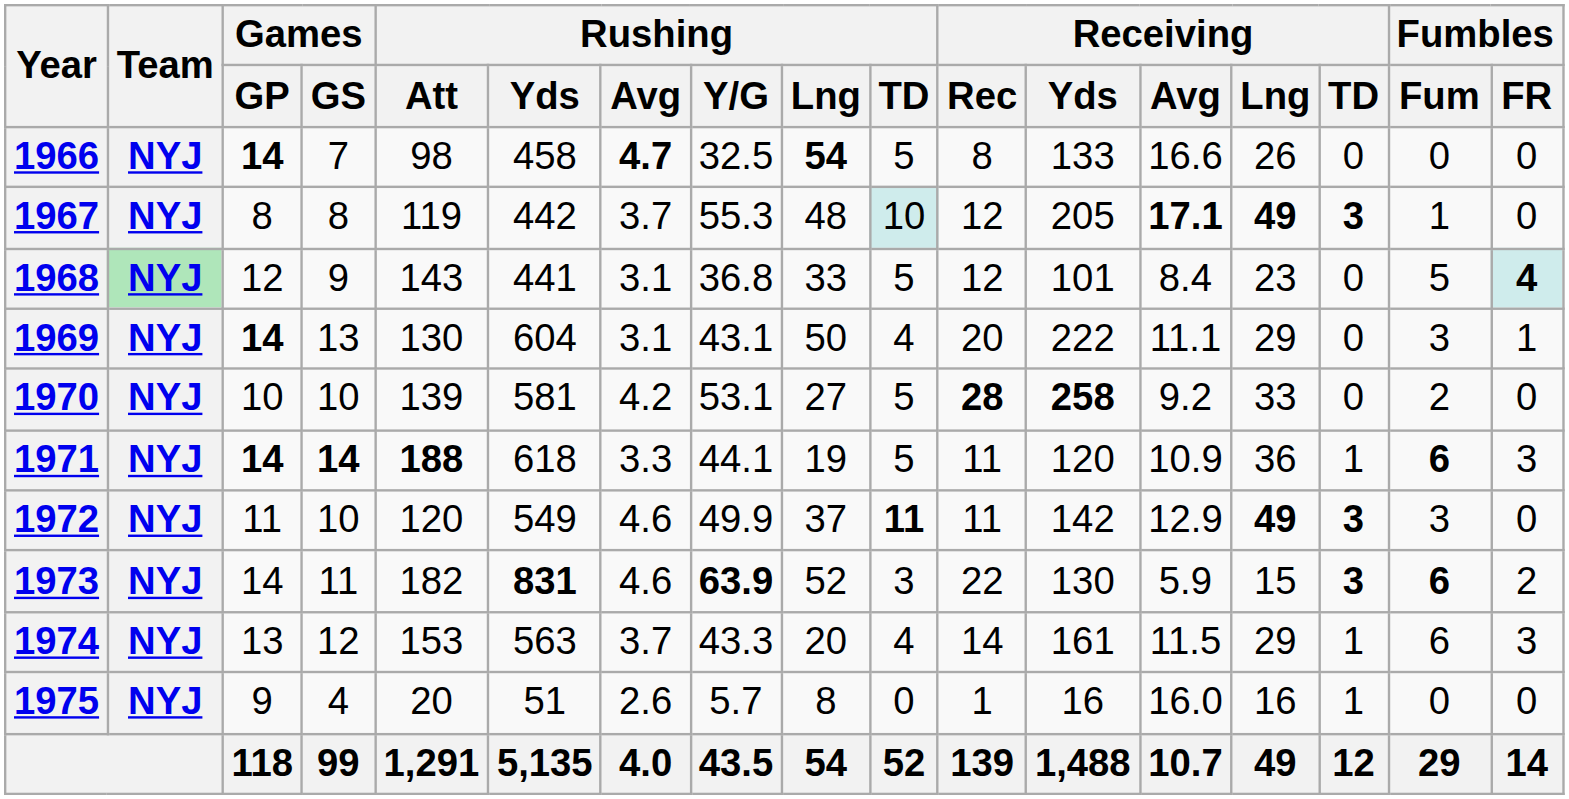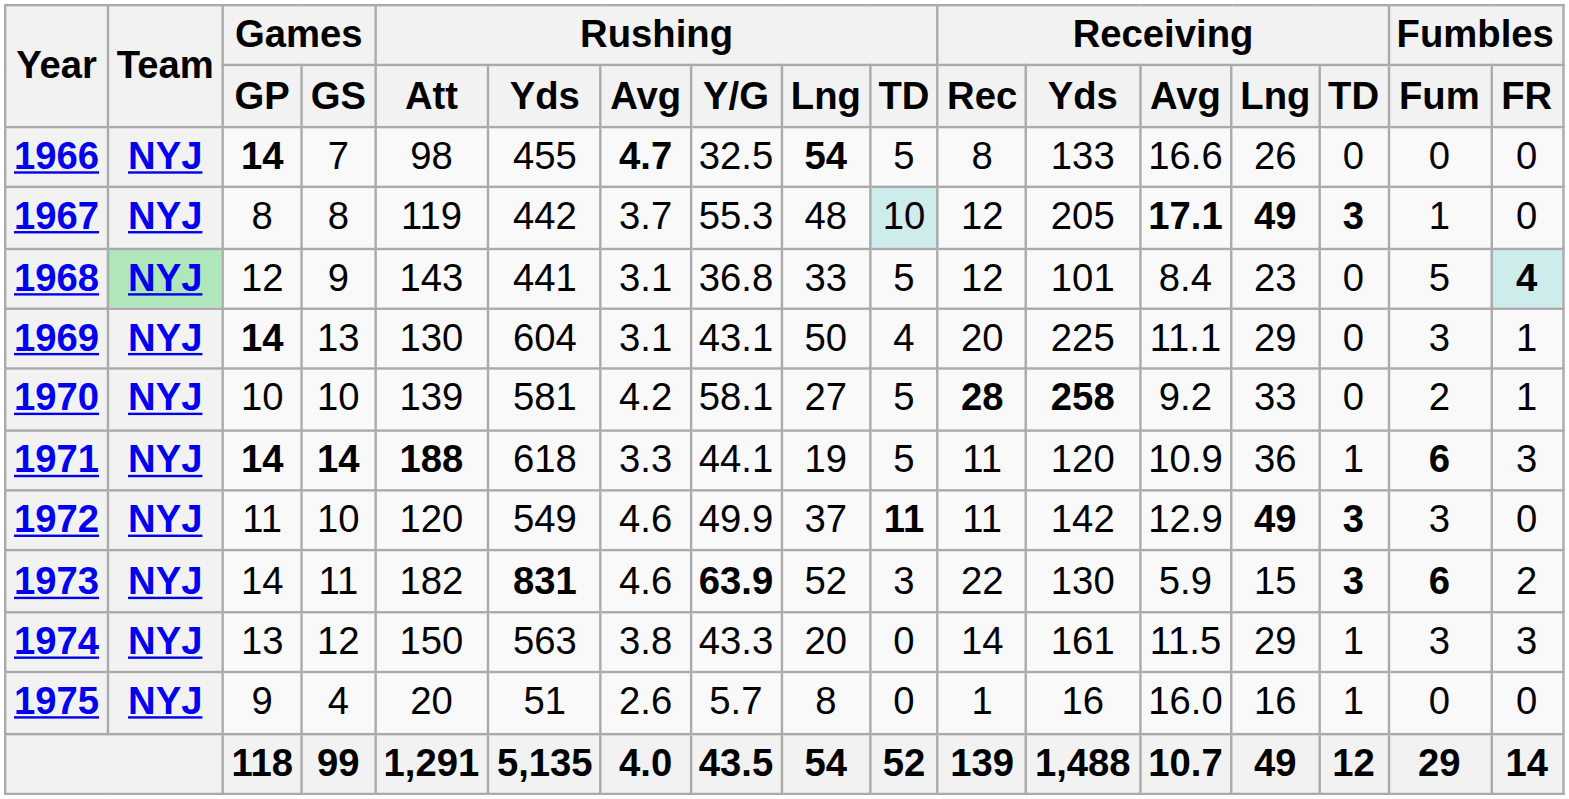(545, 156) 458 -> (545, 156) 455
(1083, 338) 222 -> (1083, 338) 225
(736, 398) 53.1 -> (736, 398) 58.1
(1527, 398) 0 -> (1527, 398) 1
(431, 641) 153 -> (431, 641) 150
(646, 641) 3.7 -> (646, 641) 3.8
(904, 641) 4 -> (904, 641) 0
(1439, 641) 6 -> (1439, 641) 3
